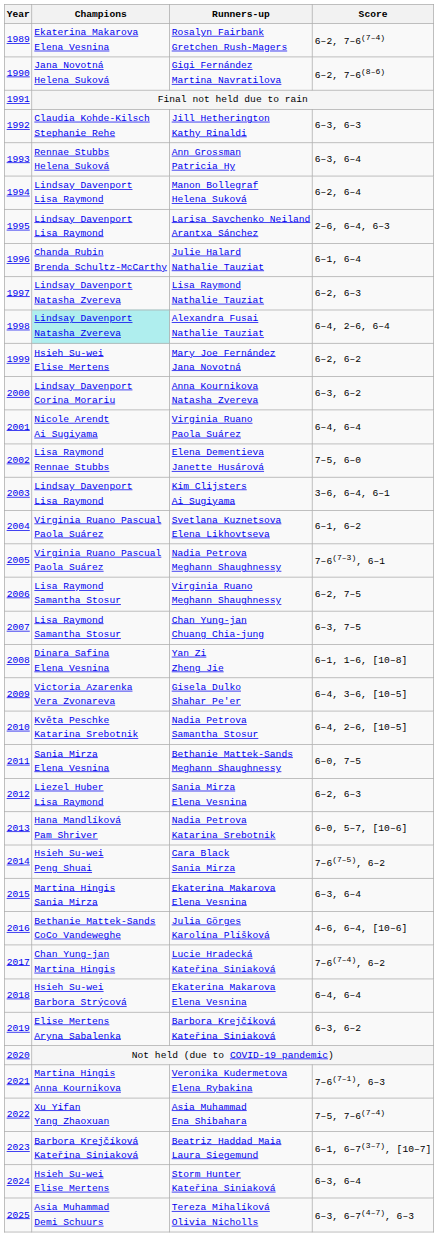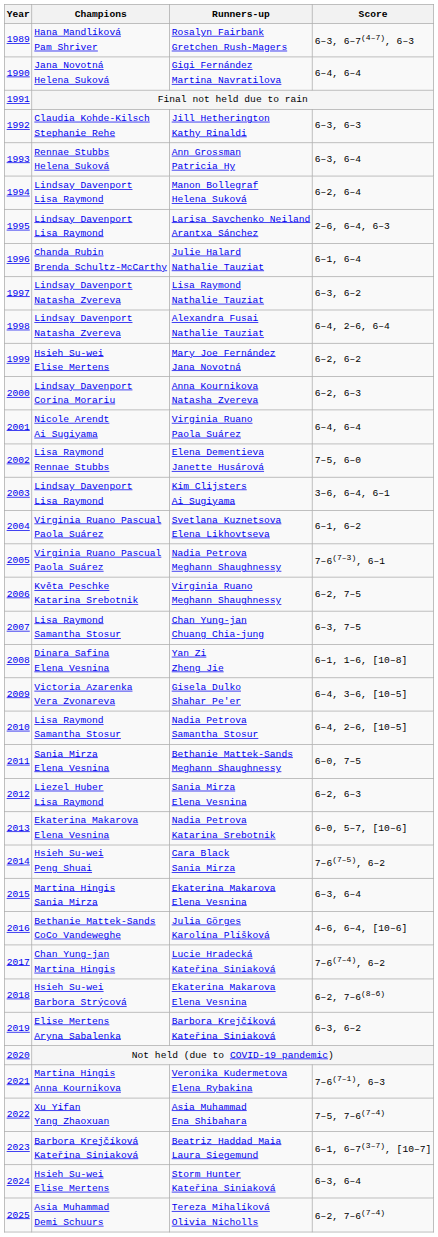(86, 40) Ekaterina Makarova Elena Vesnina -> (78, 40) Hana Mandlíková Pam Shriver
(350, 40) 6–2, 7–6(7–4) -> (364, 40) 6–3, 6–7(4–7), 6–3
(350, 74) 6–2, 7–6(8–6) -> (338, 73) 6–4, 6–4
(338, 293) 6–2, 6–3 -> (338, 293) 6–3, 6–2
(83, 326) paleturquoise background -> (83, 326) no background
(338, 393) 6–3, 6–2 -> (338, 393) 6–2, 6–3
(78, 594) Lisa Raymond Samantha Stosur -> (86, 594) Květa Peschke Katarina Srebotnik
(86, 728) Květa Peschke Katarina Srebotnik -> (78, 728) Lisa Raymond Samantha Stosur
(78, 828) Hana Mandlíková Pam Shriver -> (86, 828) Ekaterina Makarova Elena Vesnina
(338, 995) 6–4, 6–4 -> (350, 996) 6–2, 7–6(8–6)
(364, 1215) 6–3, 6–7(4–7), 6–3 -> (350, 1215) 6–2, 7–6(7–4)
